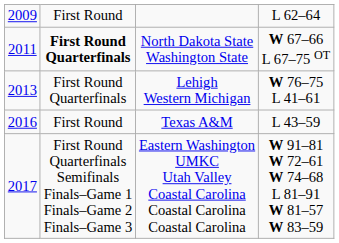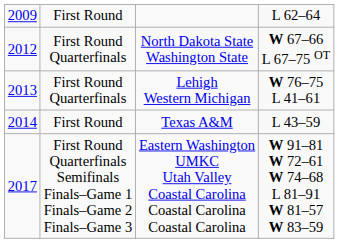(22, 49) 2011 -> (22, 49) 2012
(88, 49) bold -> (88, 49) normal
(22, 122) 2016 -> (22, 122) 2014
